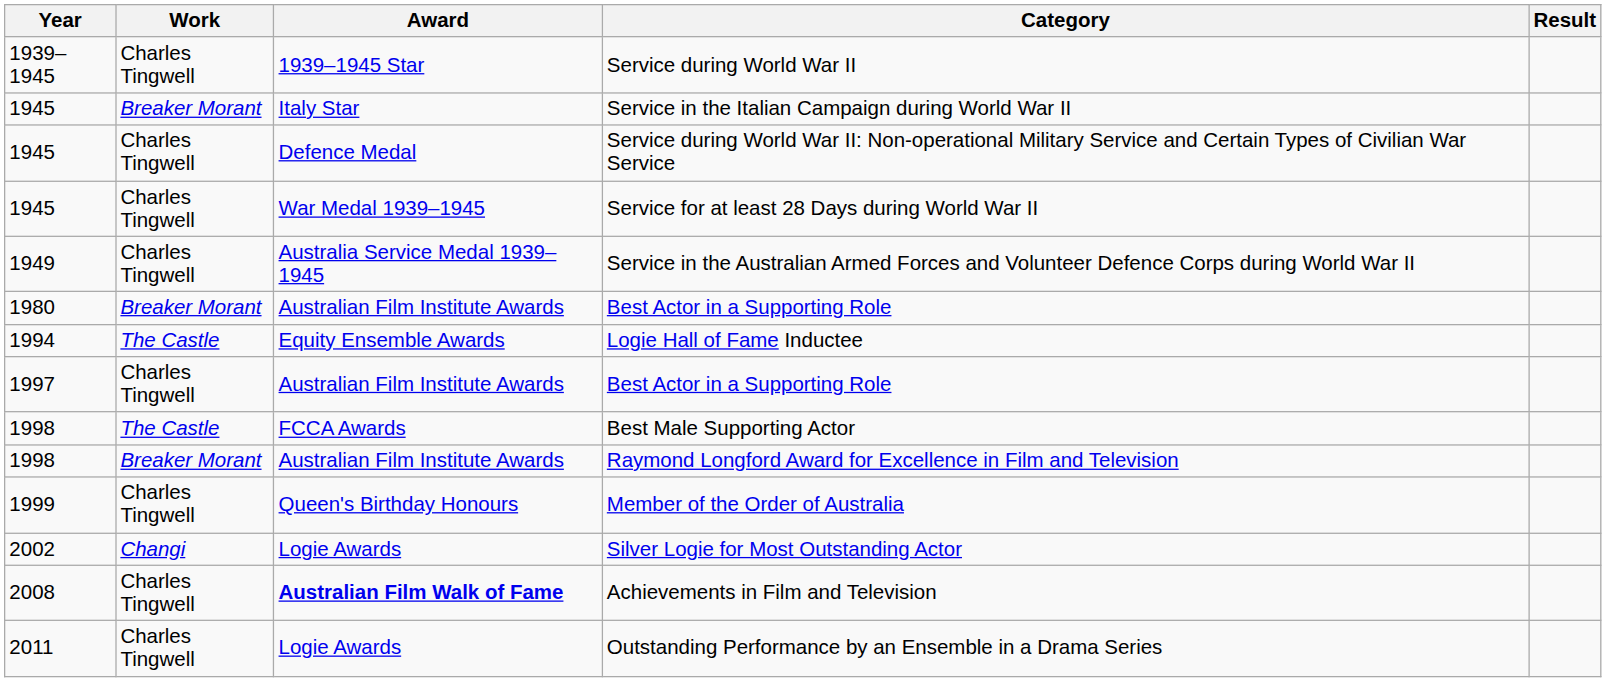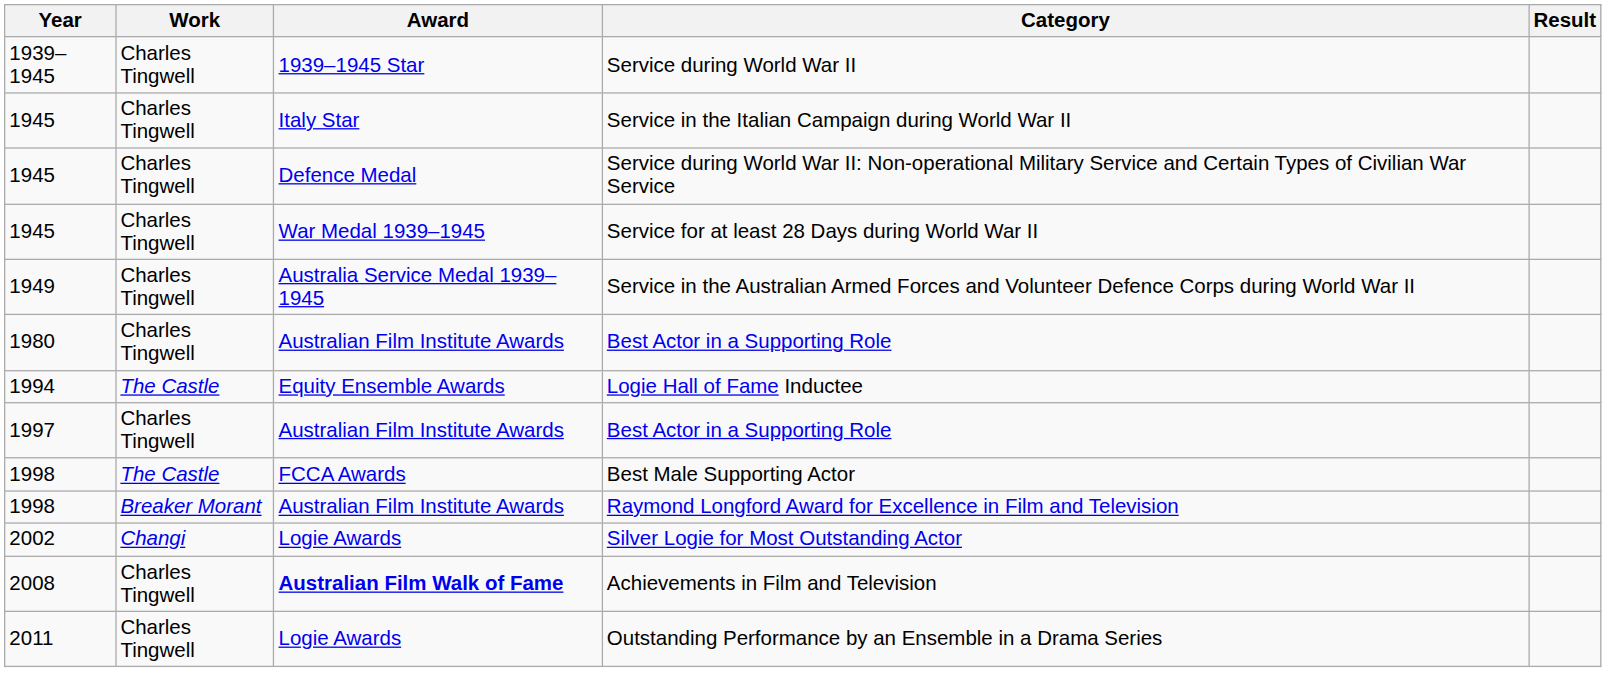(191, 108) Breaker Morant -> (158, 120) Charles Tingwell
(191, 307) Breaker Morant -> (158, 342) Charles Tingwell
- row: (32, 504)
